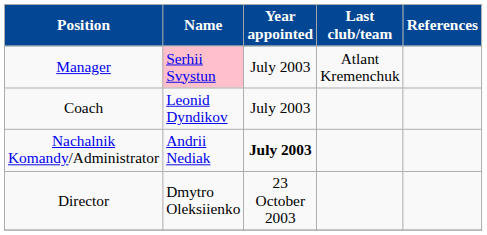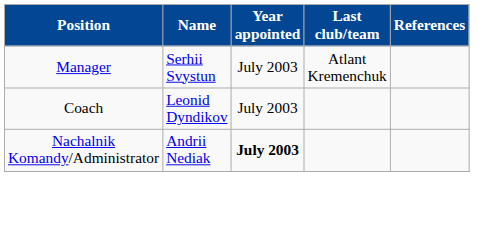(191, 66) pink background -> (191, 66) no background
- row: (84, 200)
